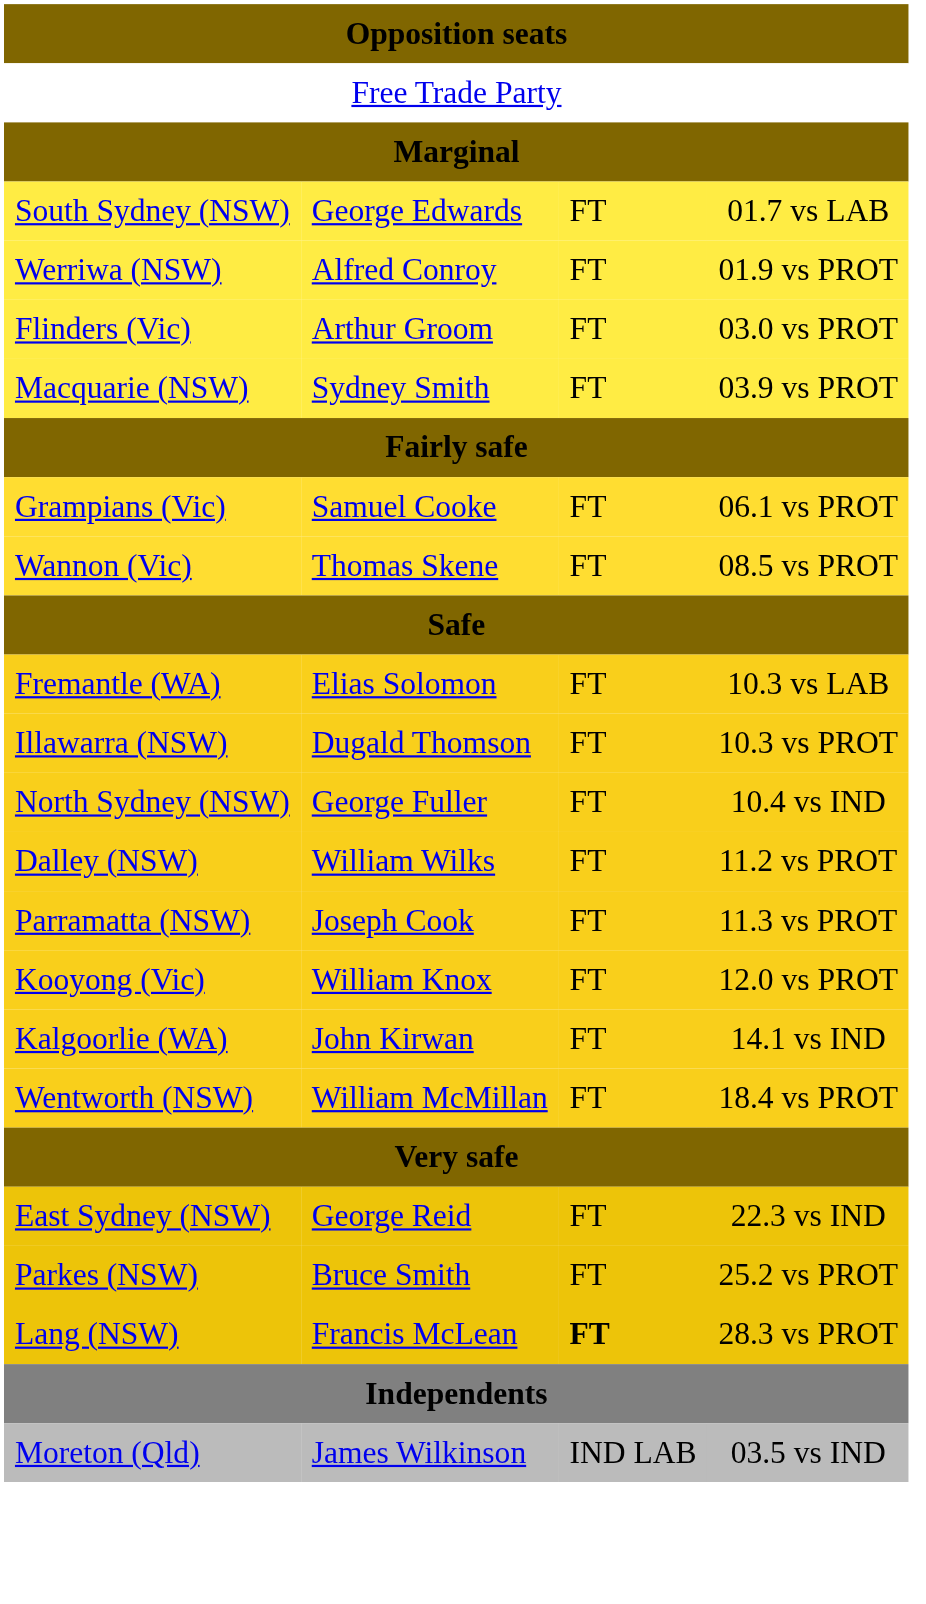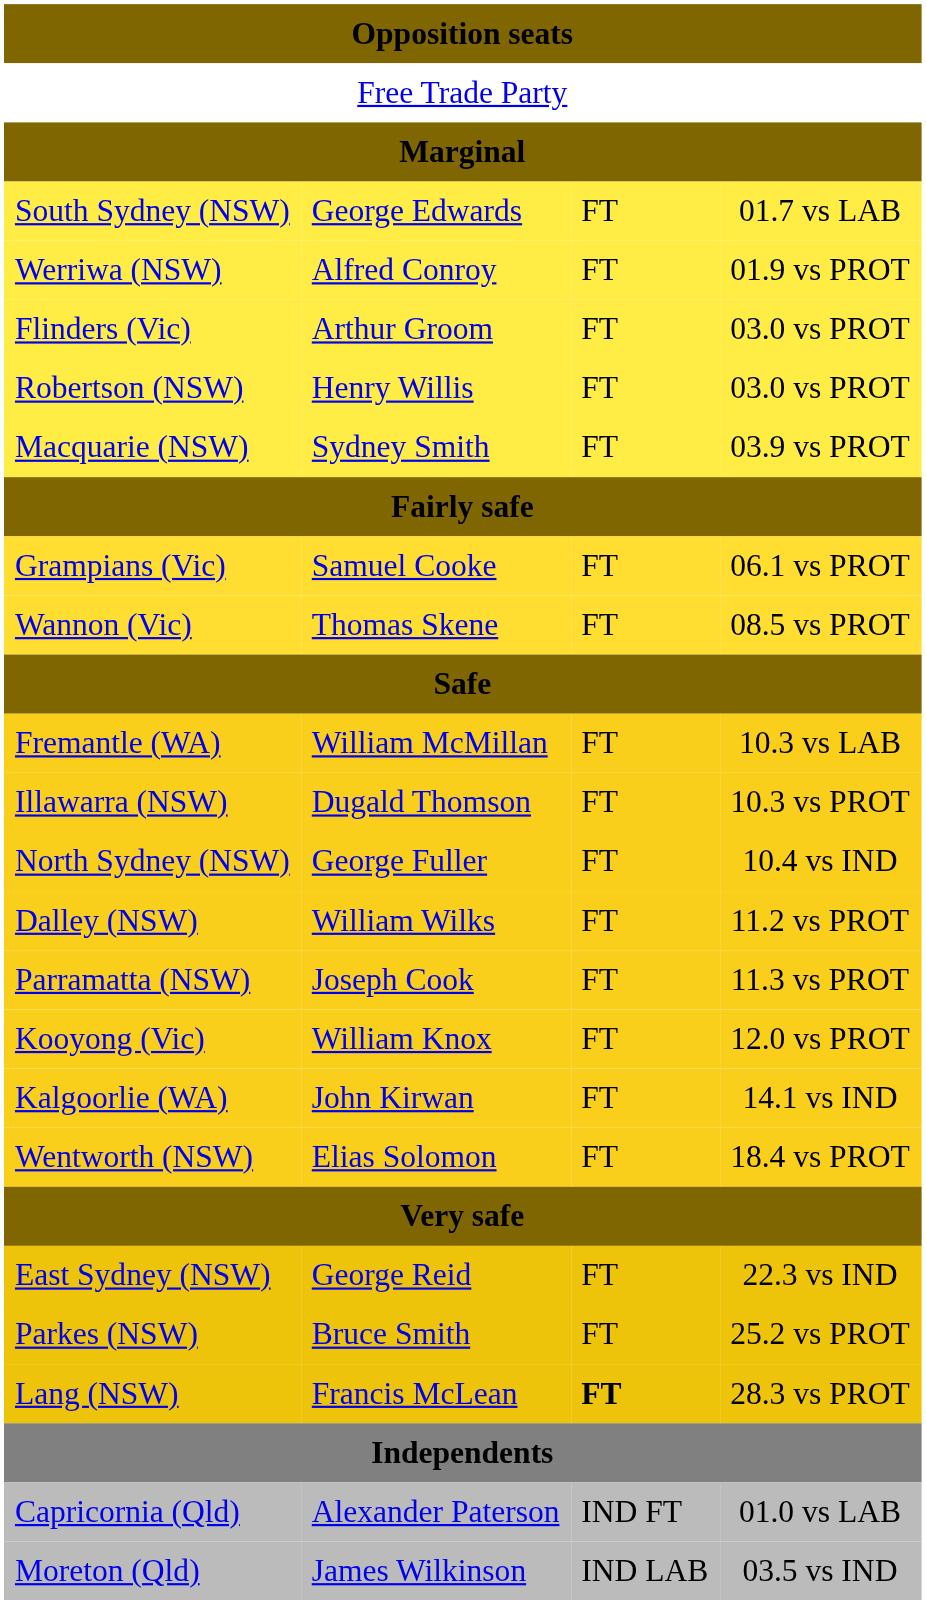+ row: (129, 387)
(404, 682) Elias Solomon -> (430, 742) William McMillan
(430, 1096) William McMillan -> (404, 1156) Elias Solomon
+ row: (127, 1510)
